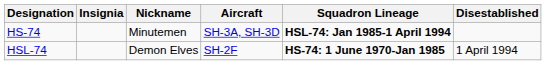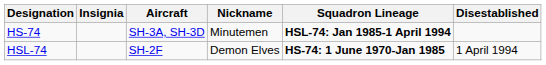columns swapped: (164, 13) <-> (242, 13)
